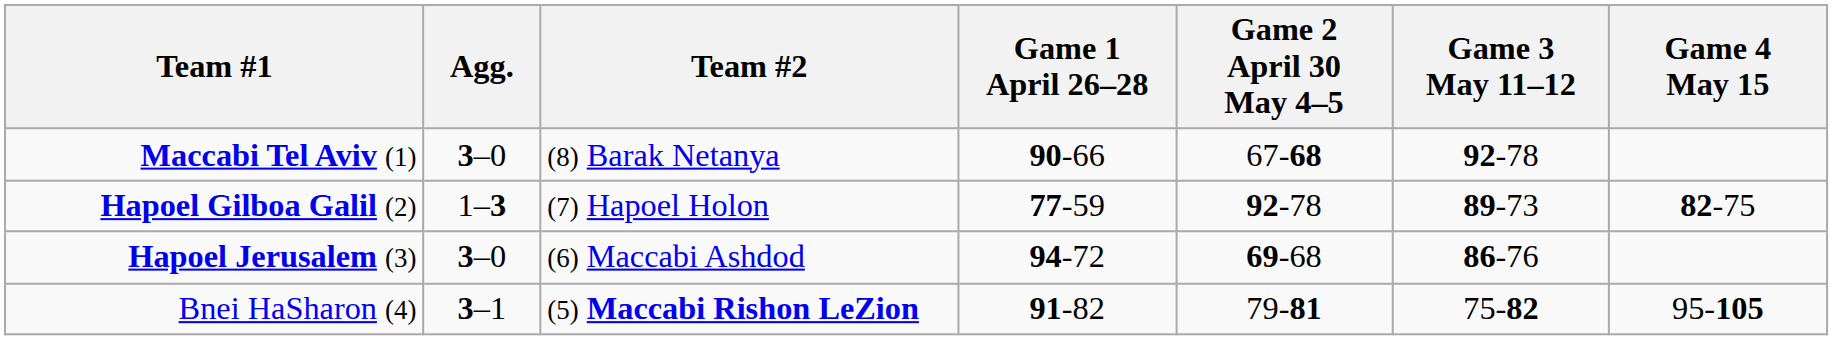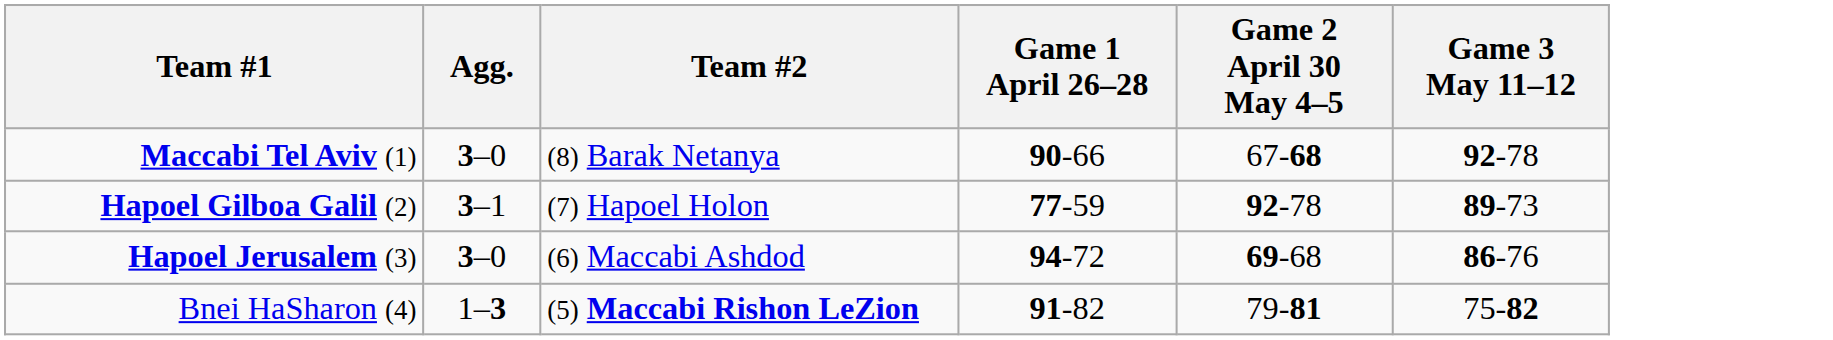- column: (1718, 66)
(482, 205) 1–3 -> (482, 205) 3–1
(482, 307) 3–1 -> (482, 307) 1–3
